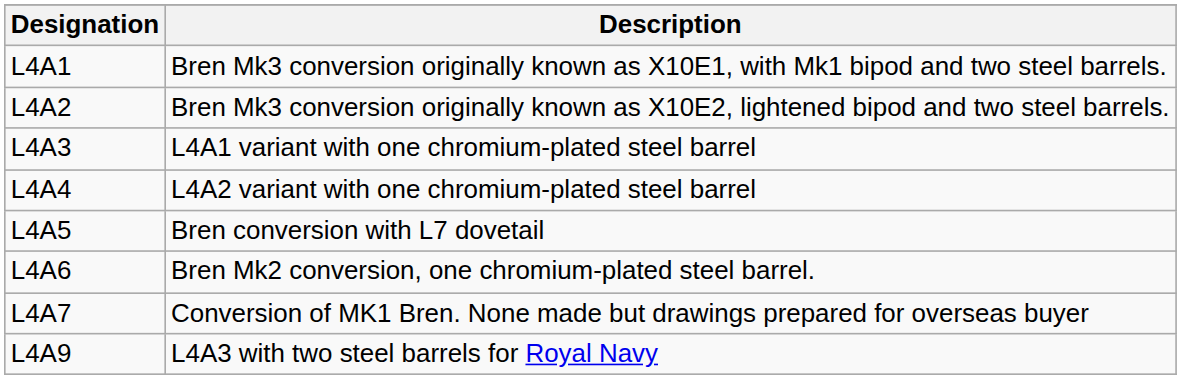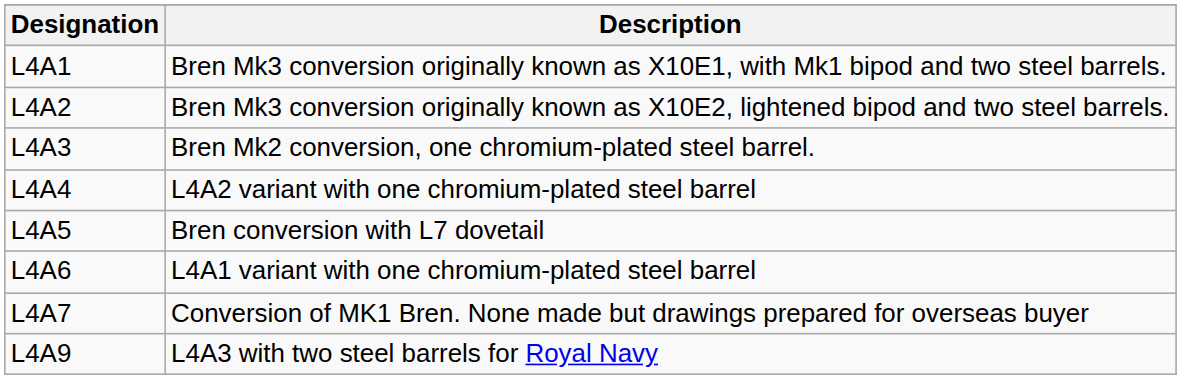(464, 148) L4A1 variant with one chromium-plated steel barrel -> (493, 148) Bren Mk2 conversion, one chromium-plated steel barrel.
(493, 271) Bren Mk2 conversion, one chromium-plated steel barrel. -> (464, 271) L4A1 variant with one chromium-plated steel barrel
